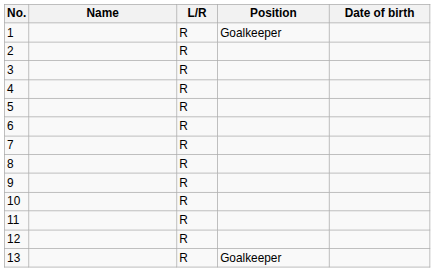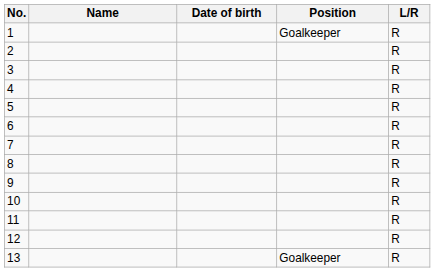columns swapped: (380, 13) <-> (197, 13)
